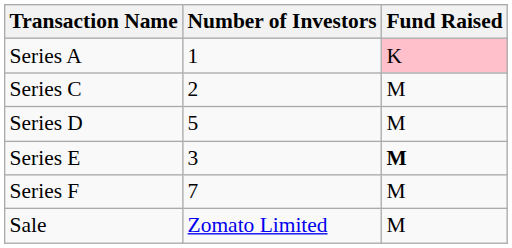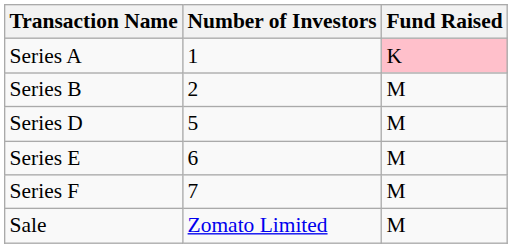+ row: (46, 89)
- row: (46, 89)
(193, 157) 3 -> (193, 157) 6
(397, 157) bold -> (396, 157) normal
